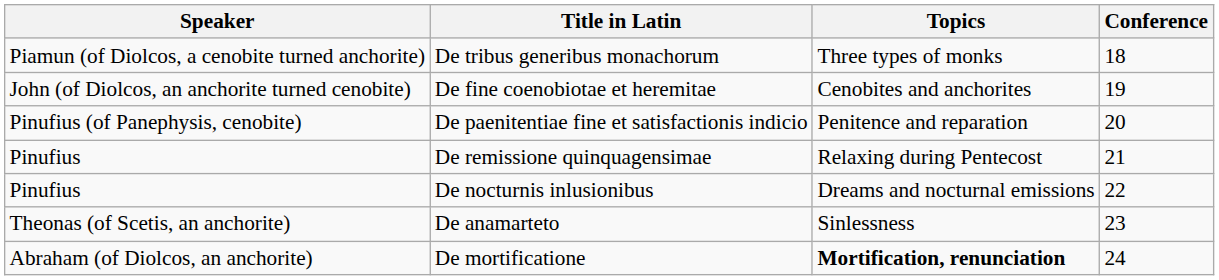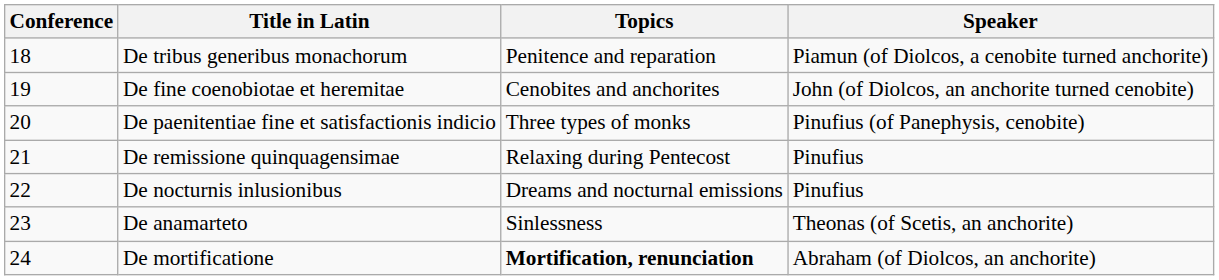columns swapped: (1156, 21) <-> (217, 21)
(910, 55) Three types of monks -> (611, 55) Penitence and reparation
(923, 122) Penitence and reparation -> (598, 122) Three types of monks
